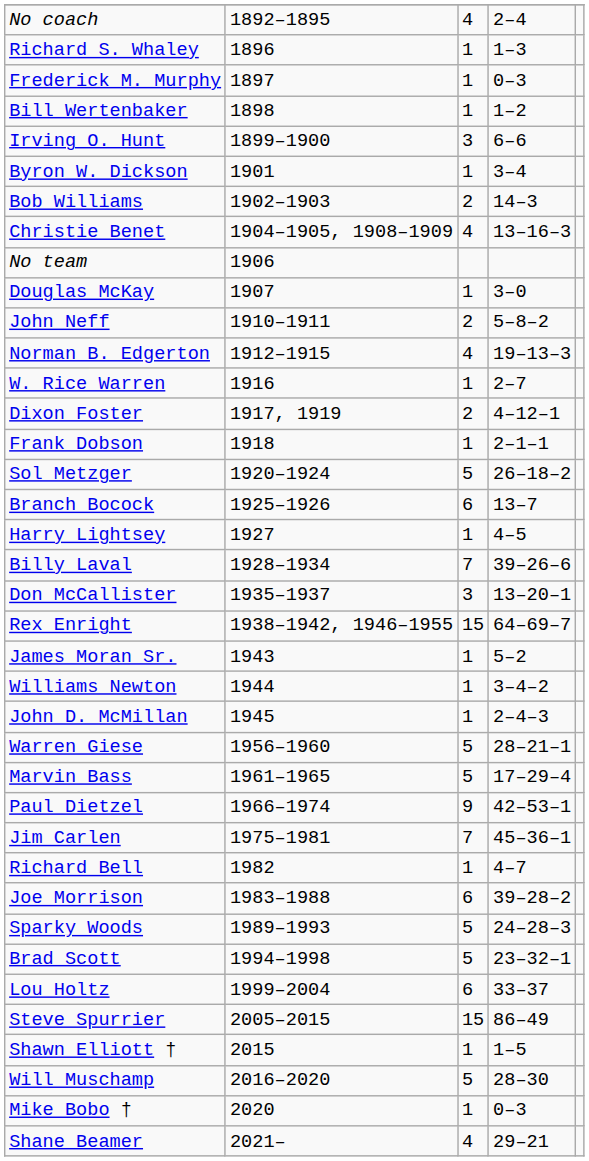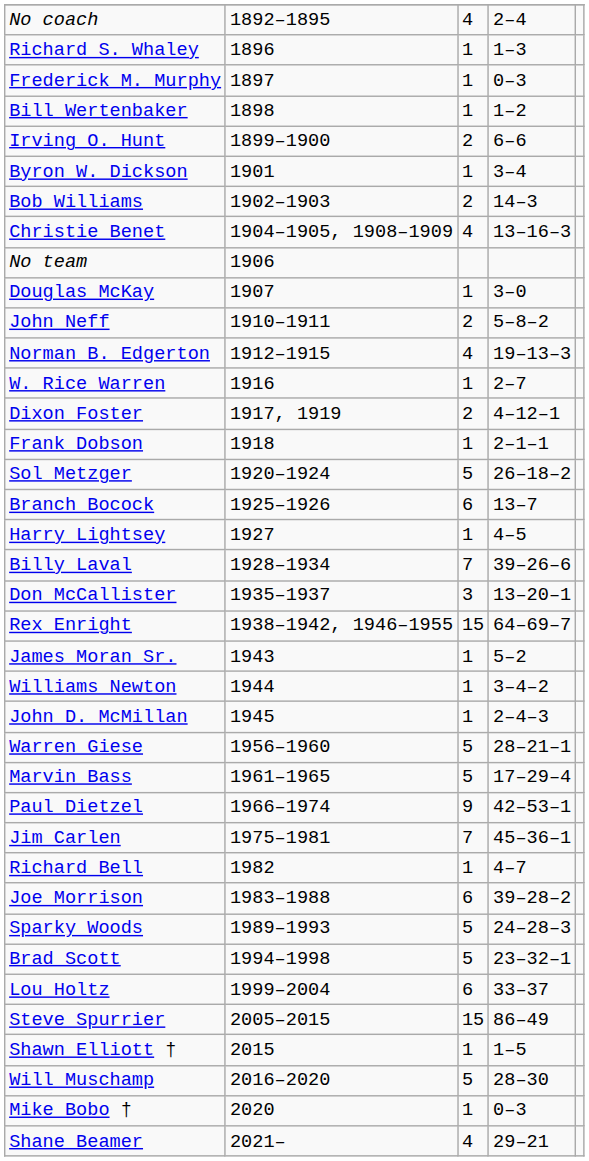(468, 141) 3 -> (468, 141) 2
